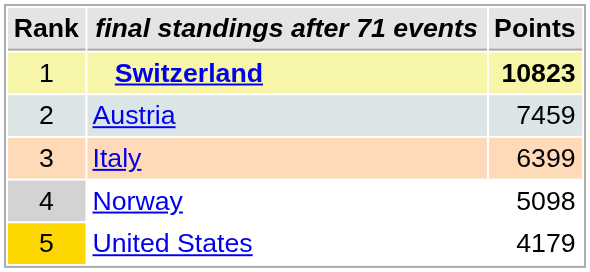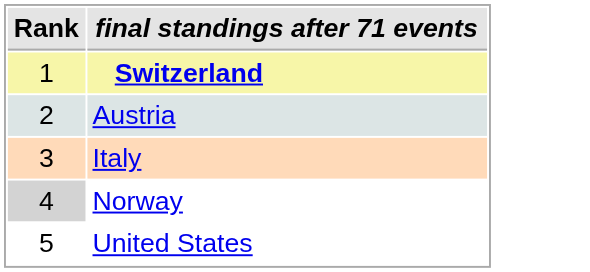- column: (535, 28)
(46, 244) gold background -> (46, 244) no background
